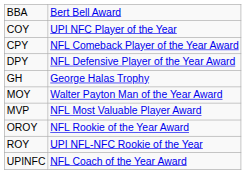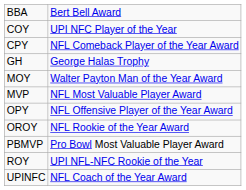- row: (17, 62)
+ row: (18, 111)
+ row: (25, 144)
